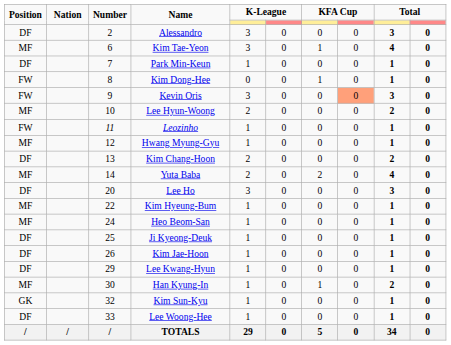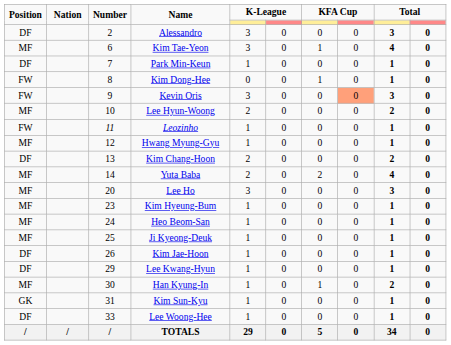(25, 190) DF -> (25, 190) MF
(110, 206) 22 -> (110, 206) 23
(25, 238) DF -> (25, 238) MF
(110, 301) 32 -> (110, 301) 31
